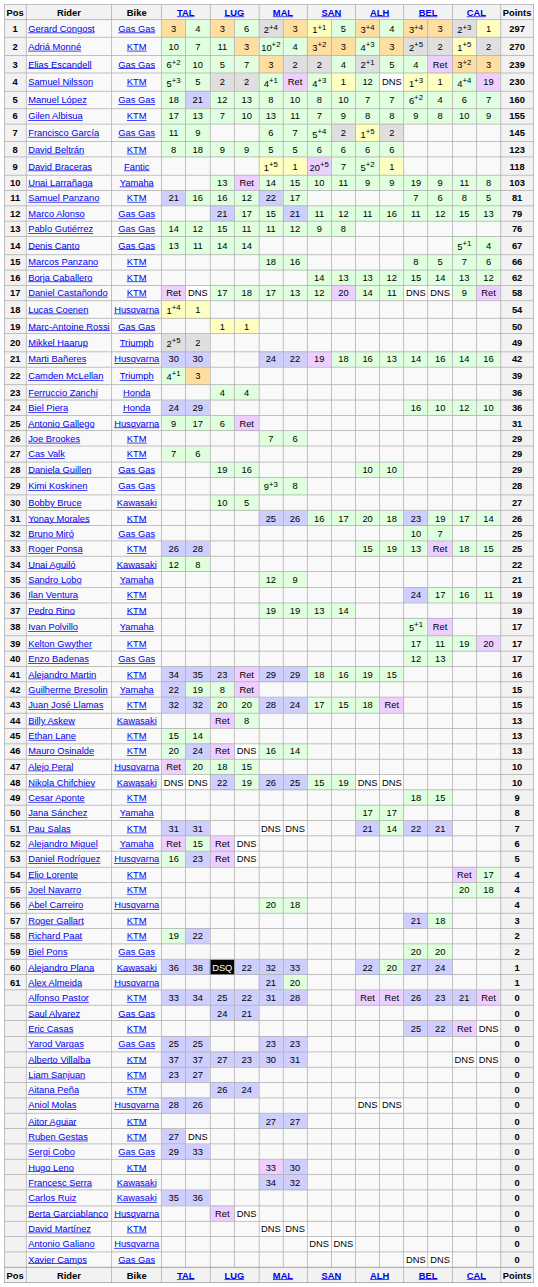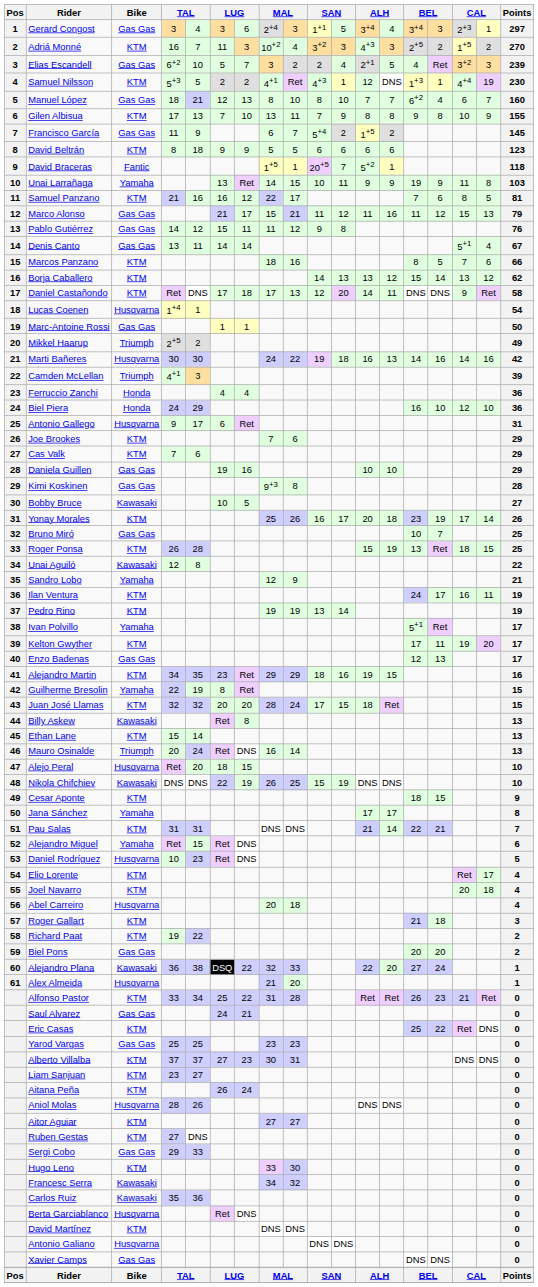(174, 46) 10 -> (174, 46) 16
(137, 751) KTM -> (137, 751) Triumph
(174, 859) 16 -> (174, 859) 10
